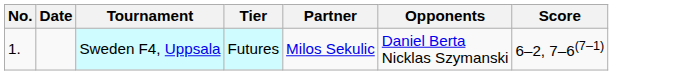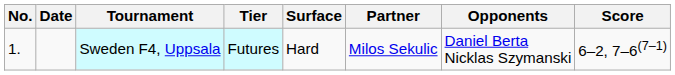+ column: (314, 16)
